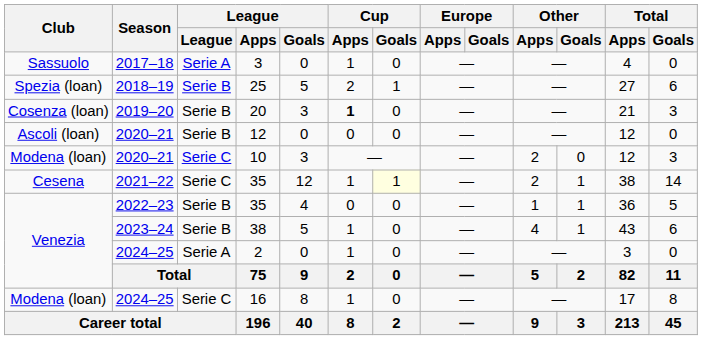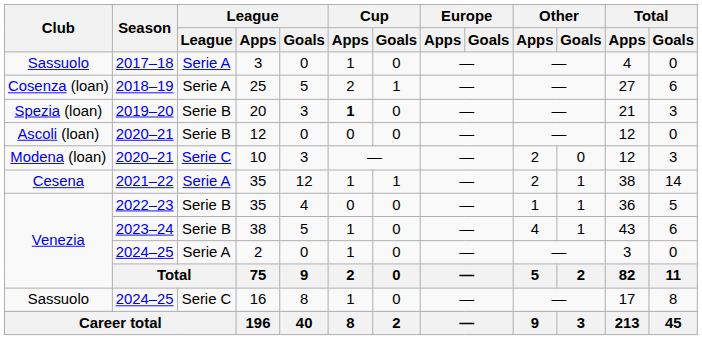(58, 87) Spezia (loan) -> (58, 87) Cosenza (loan)
(207, 87) Serie B -> (207, 87) Serie A
(58, 110) Cosenza (loan) -> (58, 110) Spezia (loan)
(207, 181) Serie C -> (207, 181) Serie A
(396, 181) lightyellow background -> (396, 181) no background
(58, 299) Modena (loan) -> (58, 299) Sassuolo
